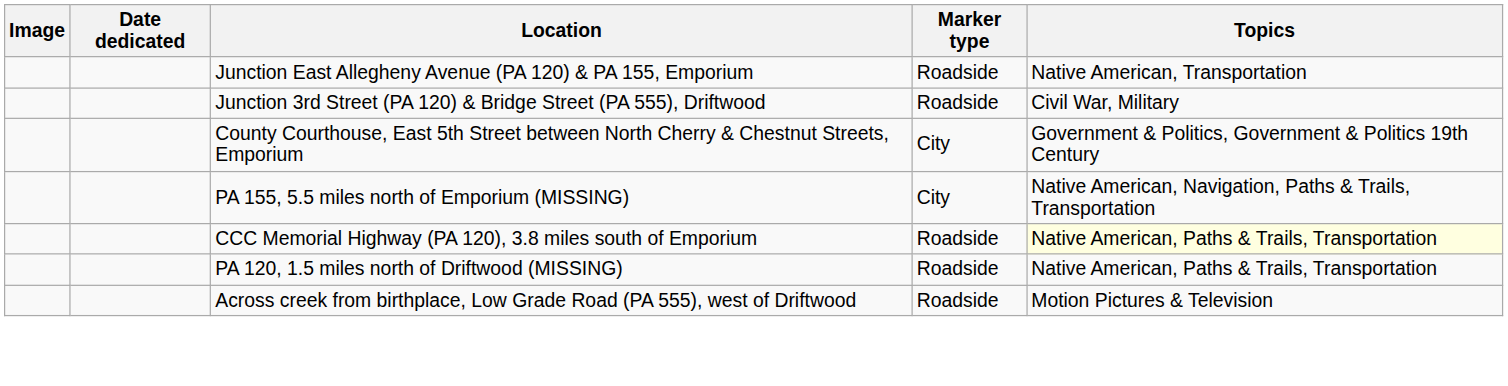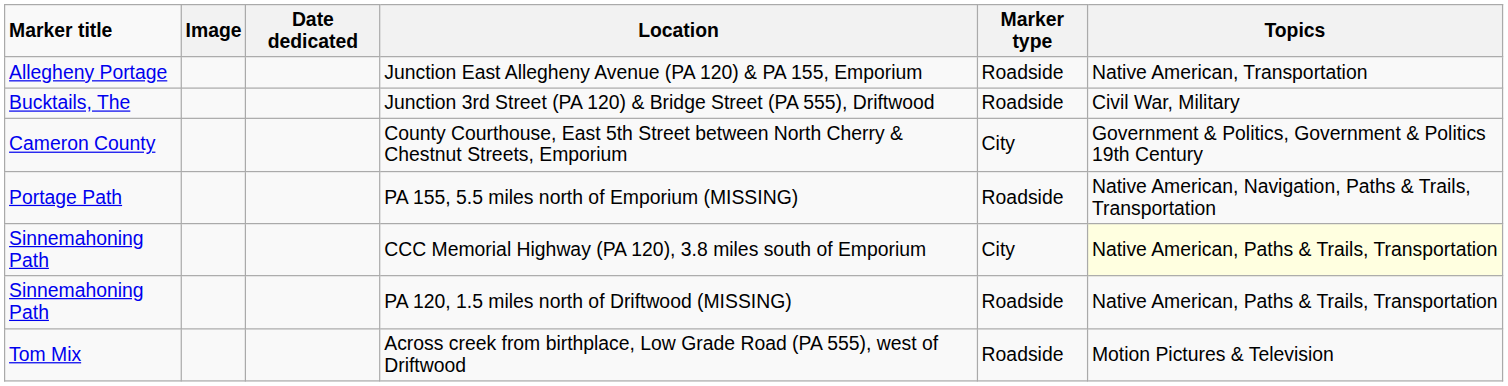+ column: (61, 30)
(933, 197) City -> (1023, 197) Roadside
(958, 238) Roadside -> (998, 249) City
